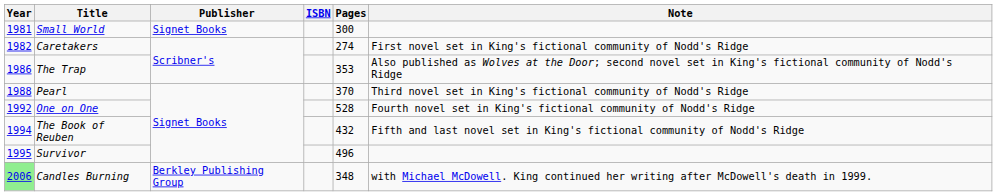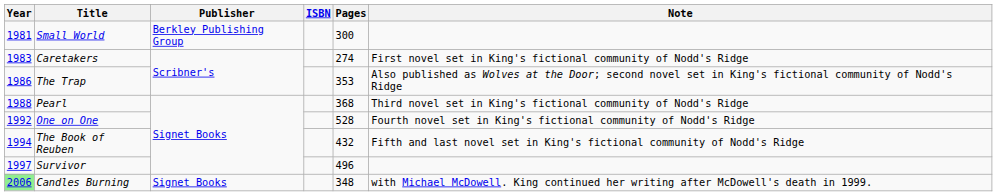(190, 30) Signet Books -> (208, 35) Berkley Publishing Group
(19, 46) 1982 -> (19, 58) 1983
(345, 92) 370 -> (345, 103) 368
(19, 154) 1995 -> (19, 165) 1997
(208, 176) Berkley Publishing Group -> (190, 182) Signet Books
